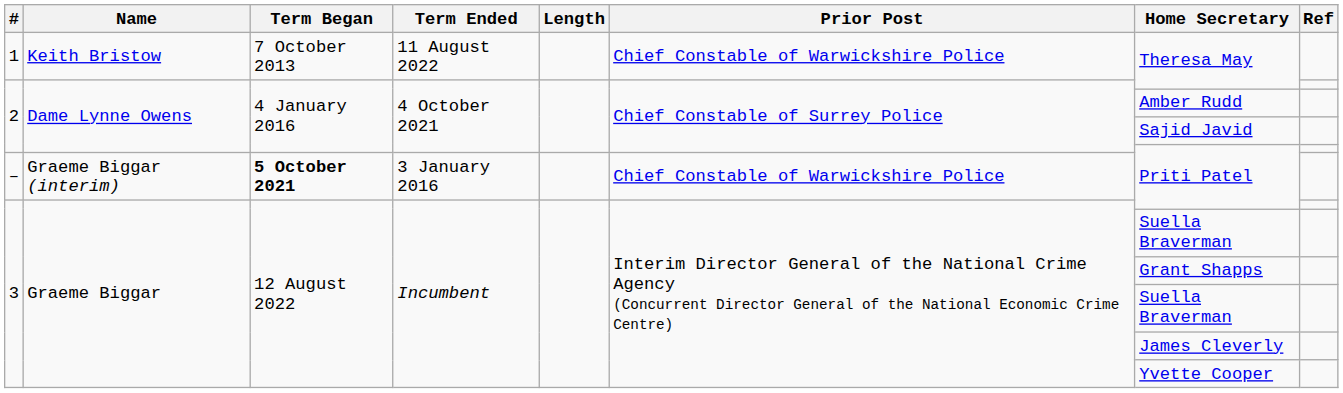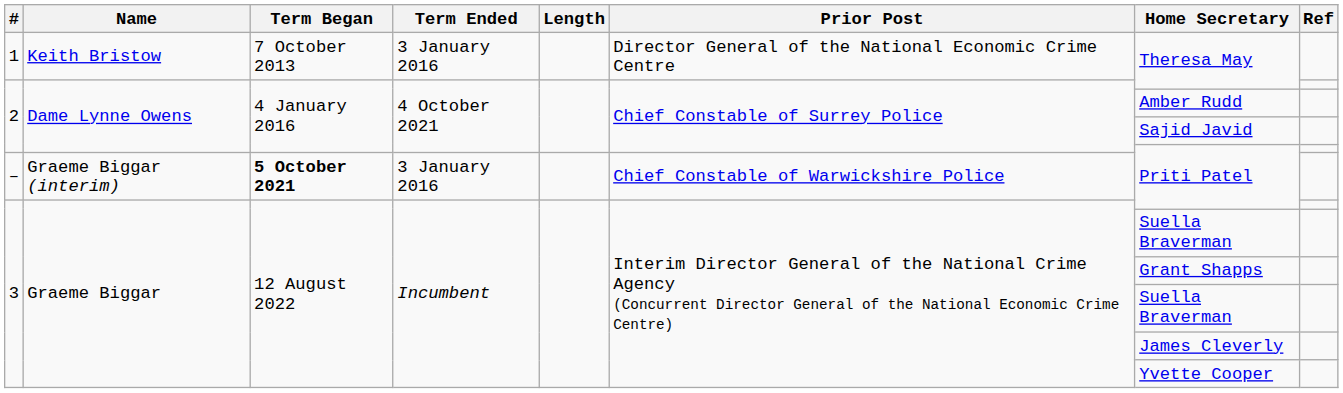(444, 57) 11 August 2022 -> (444, 57) 3 January 2016
(809, 57) Chief Constable of Warwickshire Police -> (855, 57) Director General of the National Economic Crime Centre
